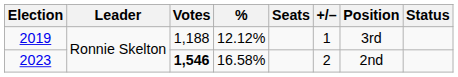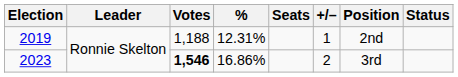(241, 38) 12.12% -> (241, 38) 12.31%
(371, 38) 3rd -> (371, 38) 2nd
(241, 60) 16.58% -> (241, 60) 16.86%
(371, 60) 2nd -> (371, 60) 3rd
